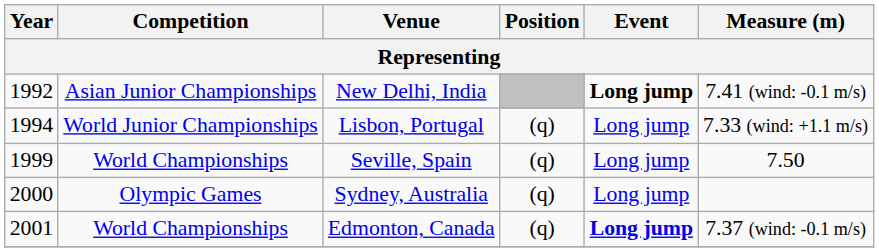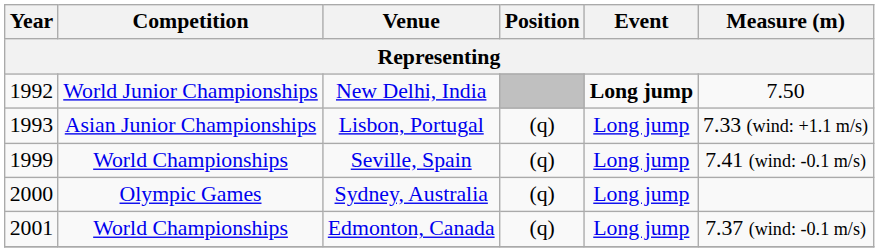(191, 90) Asian Junior Championships -> (191, 90) World Junior Championships
(786, 90) 7.41 (wind: -0.1 m/s) -> (786, 90) 7.50
(31, 125) 1994 -> (31, 125) 1993
(191, 125) World Junior Championships -> (191, 125) Asian Junior Championships
(786, 159) 7.50 -> (786, 159) 7.41 (wind: -0.1 m/s)
(641, 228) bold -> (641, 228) normal
